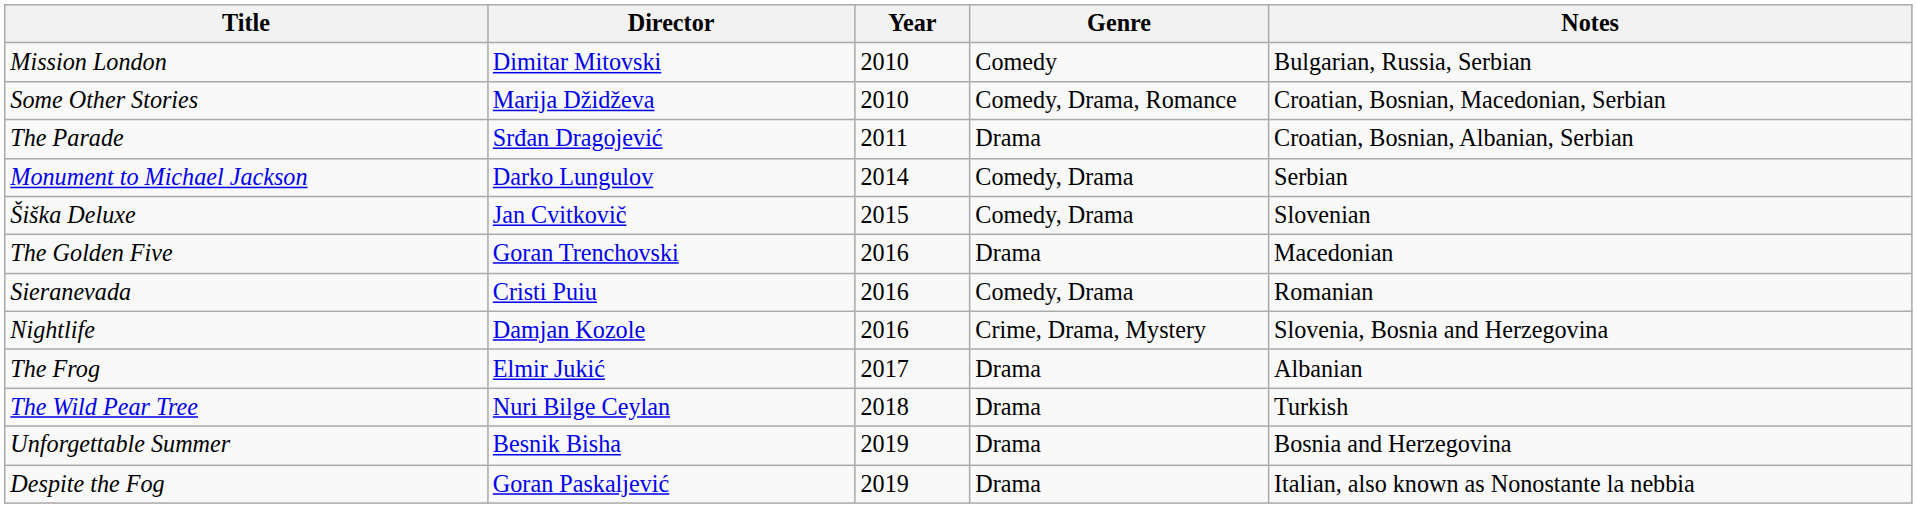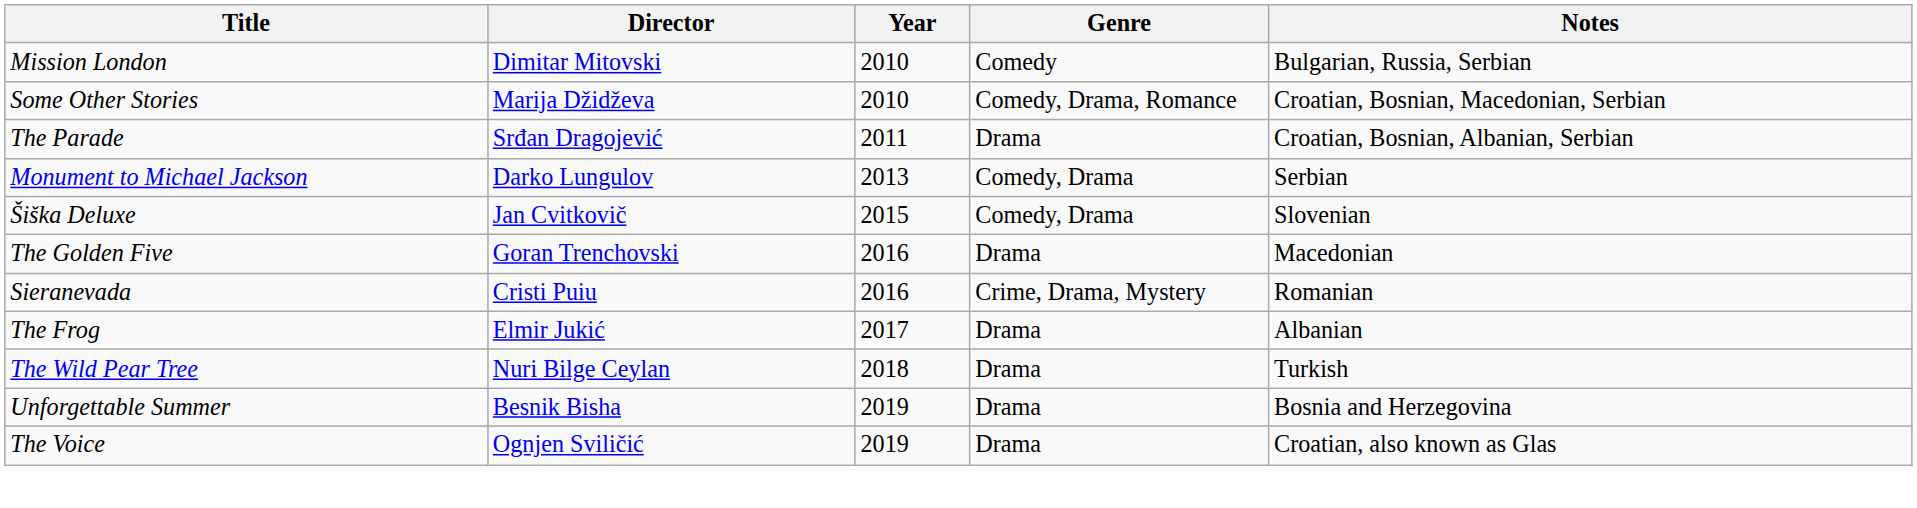(885, 176) 2014 -> (885, 176) 2013
(1054, 291) Comedy, Drama -> (1091, 291) Crime, Drama, Mystery
- row: (53, 330)
+ row: (58, 445)
- row: (87, 483)
